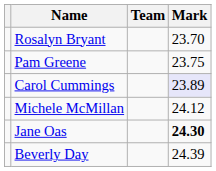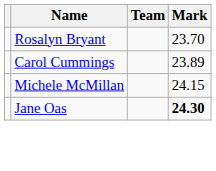- row: (50, 62)
(188, 85) lavender background -> (188, 62) no background
(188, 108) 24.12 -> (188, 85) 24.15
- row: (52, 154)
